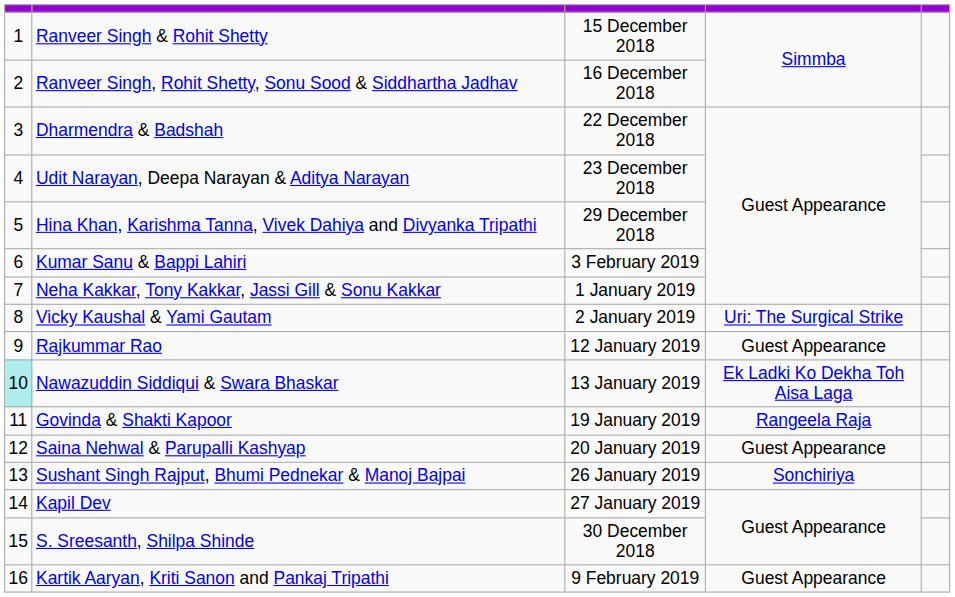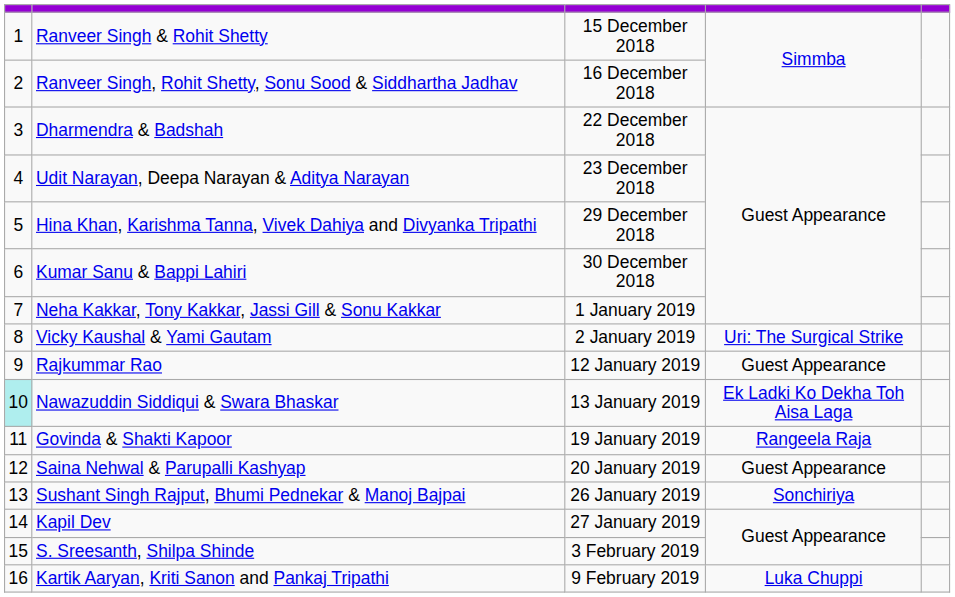(635, 262) 3 February 2019 -> (635, 272) 30 December 2018
(635, 541) 30 December 2018 -> (635, 550) 3 February 2019
(814, 578) Guest Appearance -> (814, 578) Luka Chuppi
